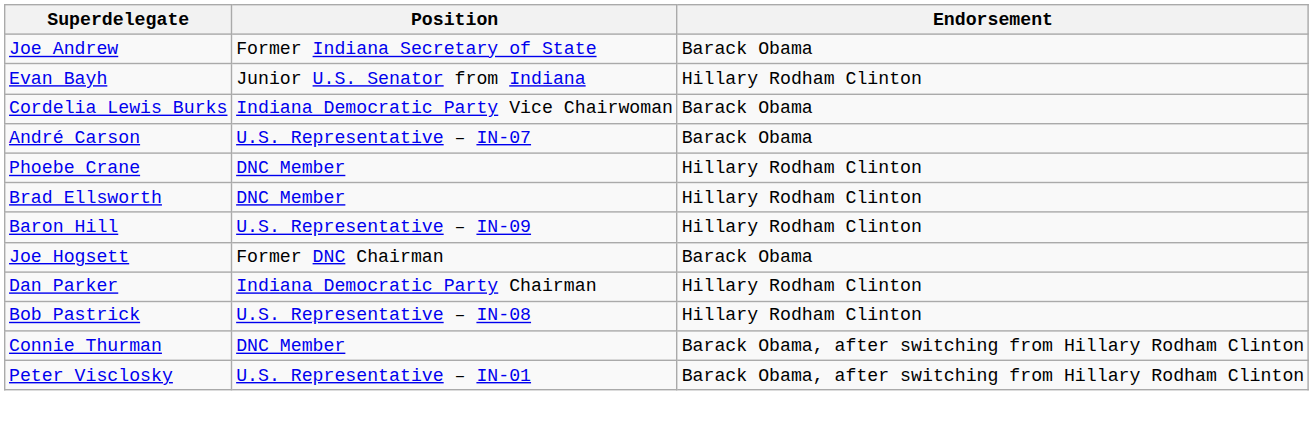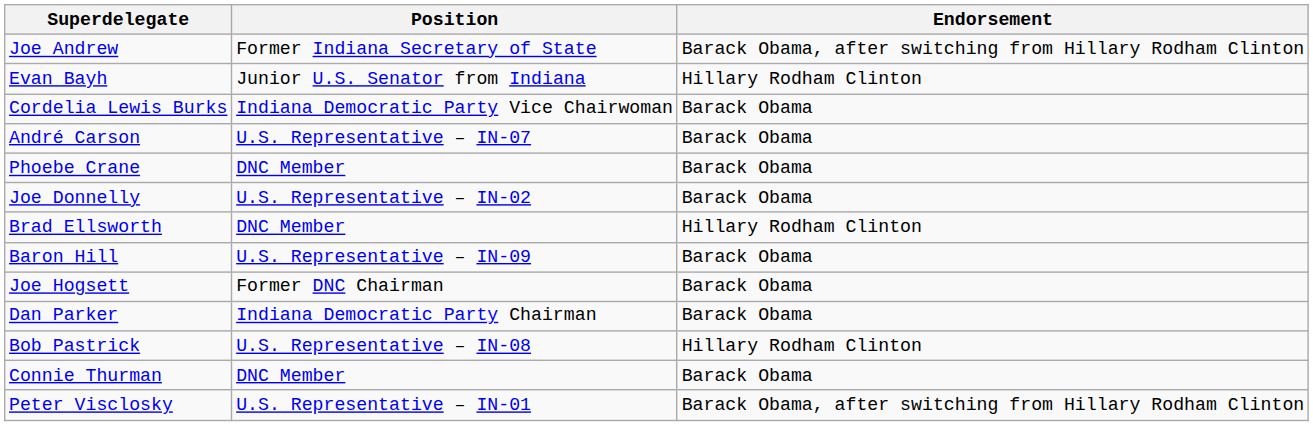(747, 49) Barack Obama -> (993, 49) Barack Obama, after switching from Hillary Rodham Clinton
(802, 168) Hillary Rodham Clinton -> (747, 168) Barack Obama
+ row: (75, 198)
(802, 227) Hillary Rodham Clinton -> (747, 257) Barack Obama
(802, 286) Hillary Rodham Clinton -> (747, 316) Barack Obama
(993, 346) Barack Obama, after switching from Hillary Rodham Clinton -> (747, 375) Barack Obama
